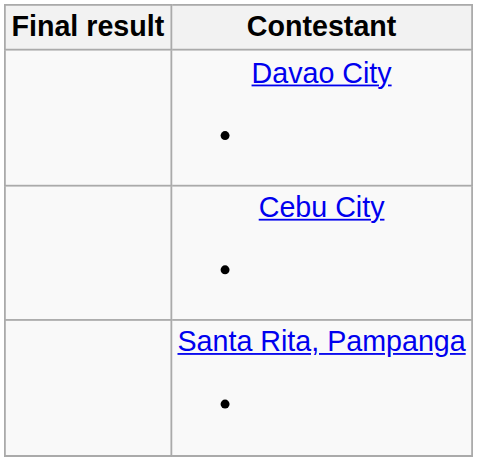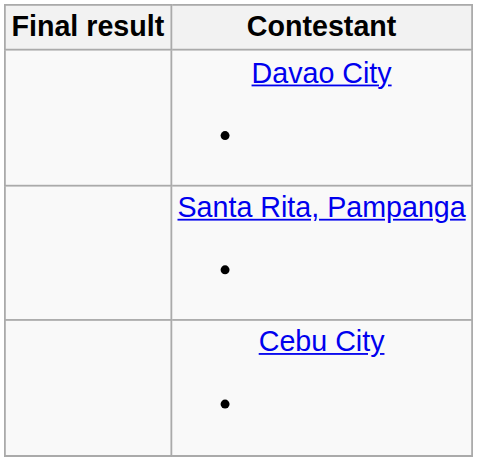rows swapped: (322, 373) <-> (322, 238)
